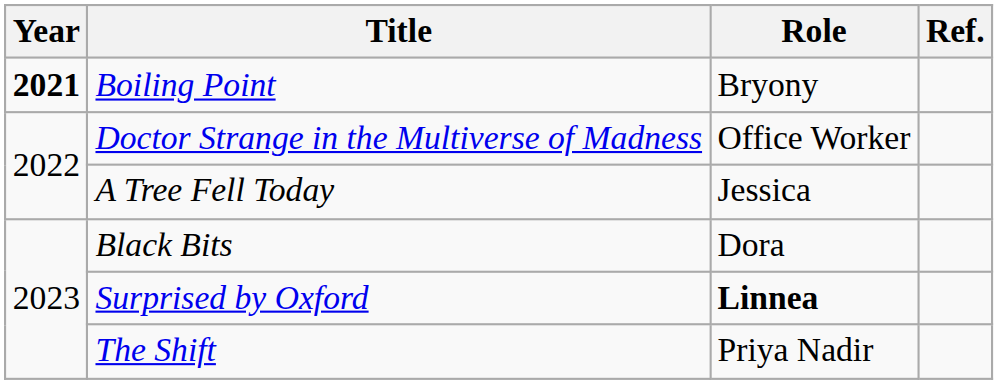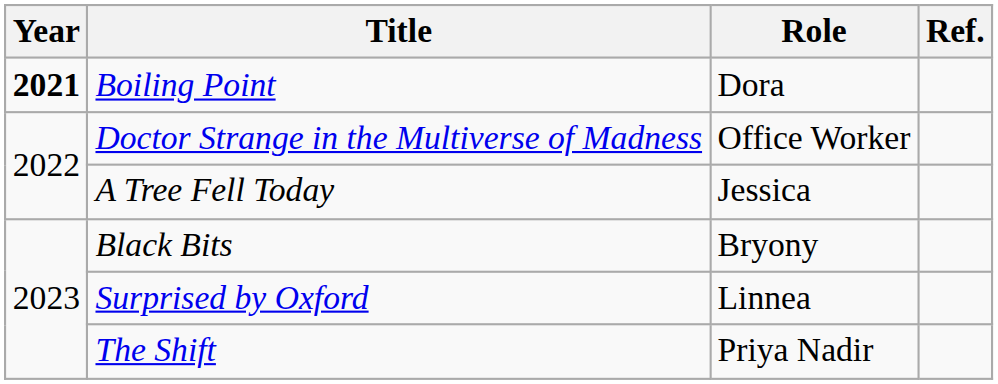(768, 84) Bryony -> (751, 84) Dora
(751, 244) Dora -> (768, 244) Bryony
(768, 297) bold -> (764, 297) normal
